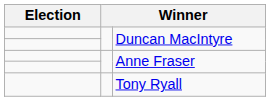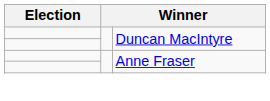- row: (53, 84)
